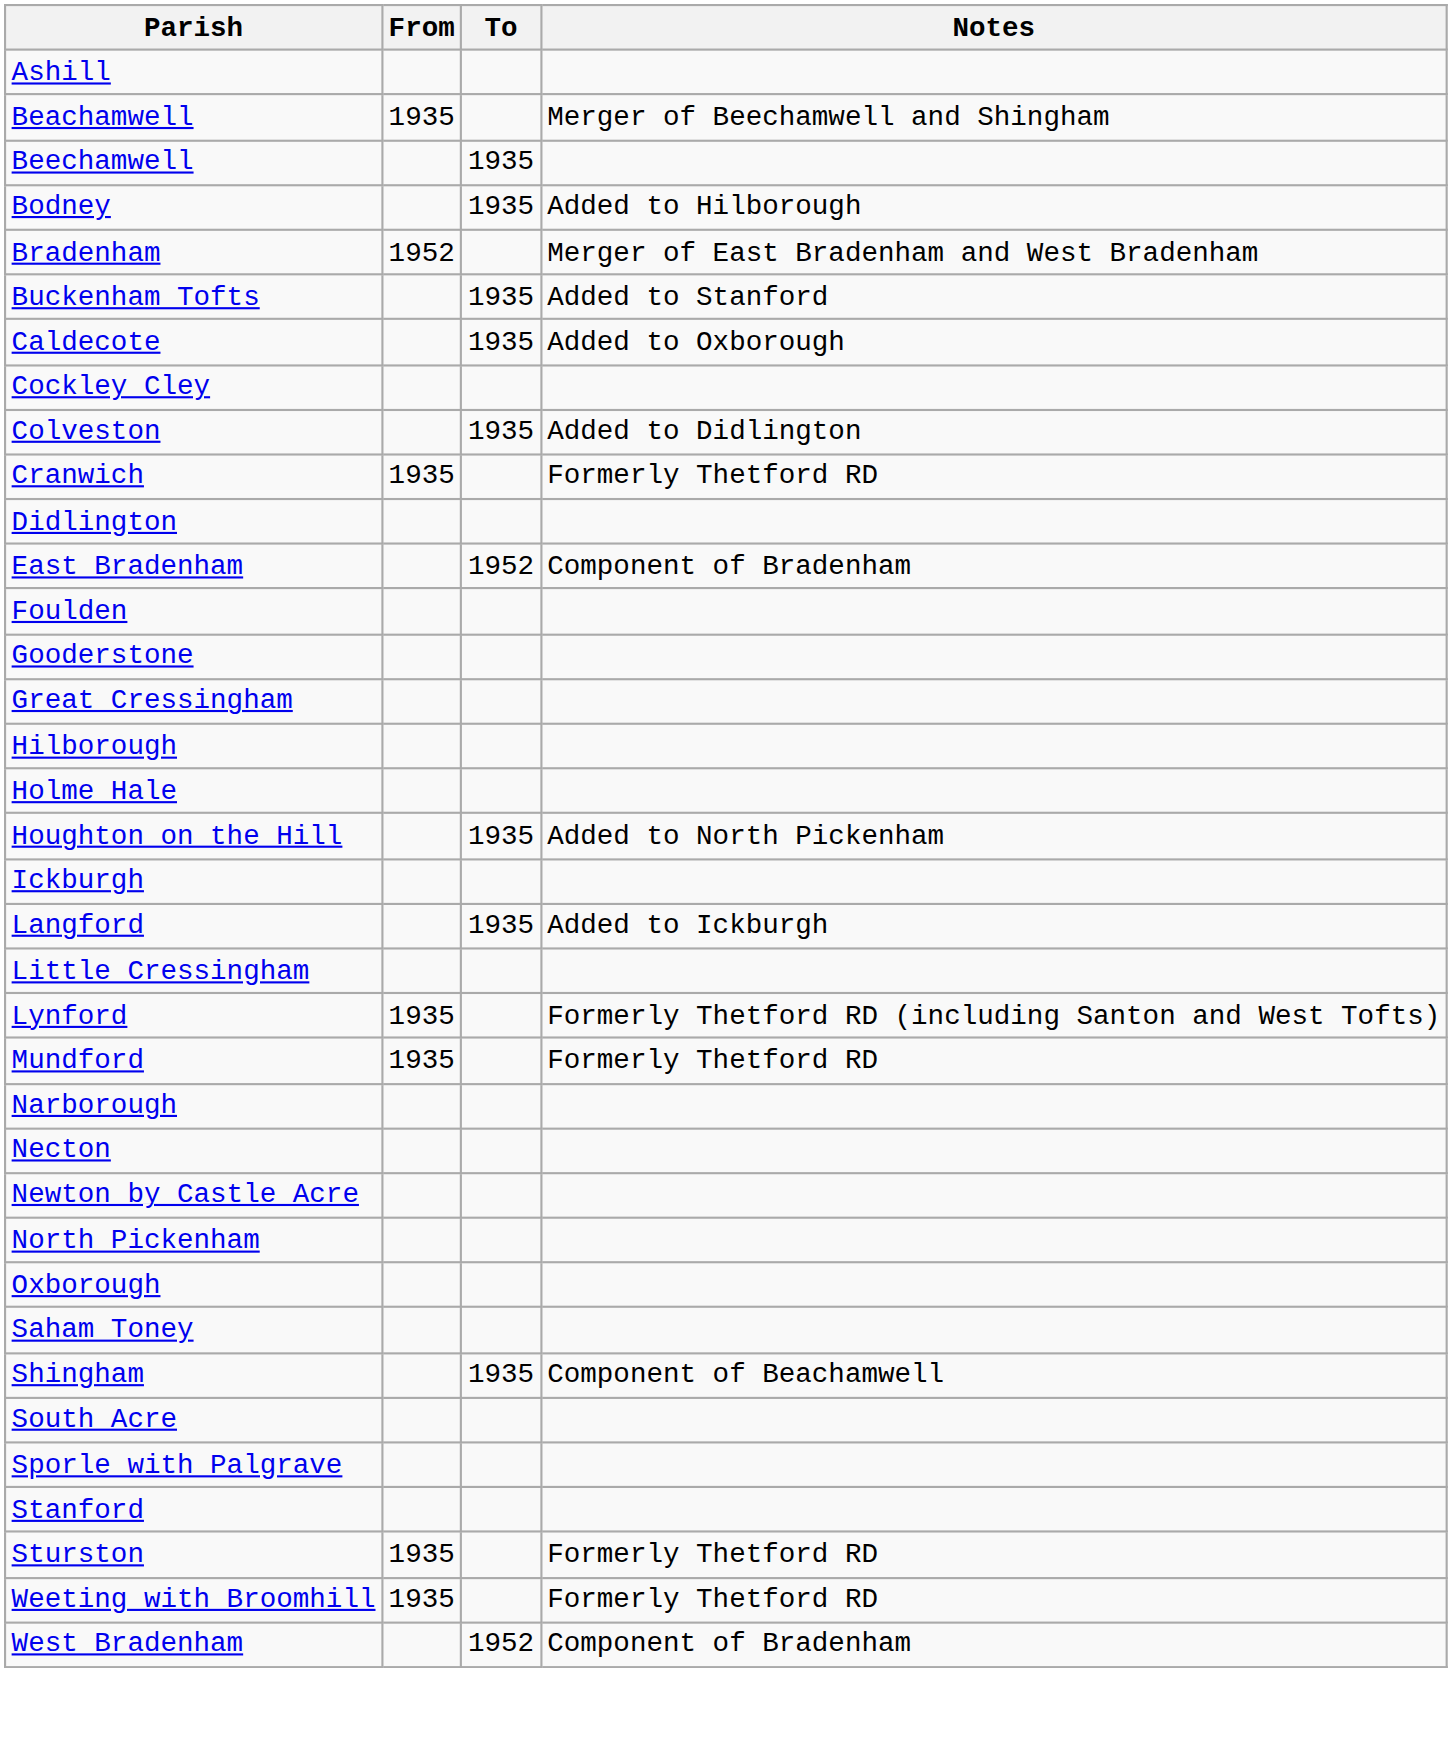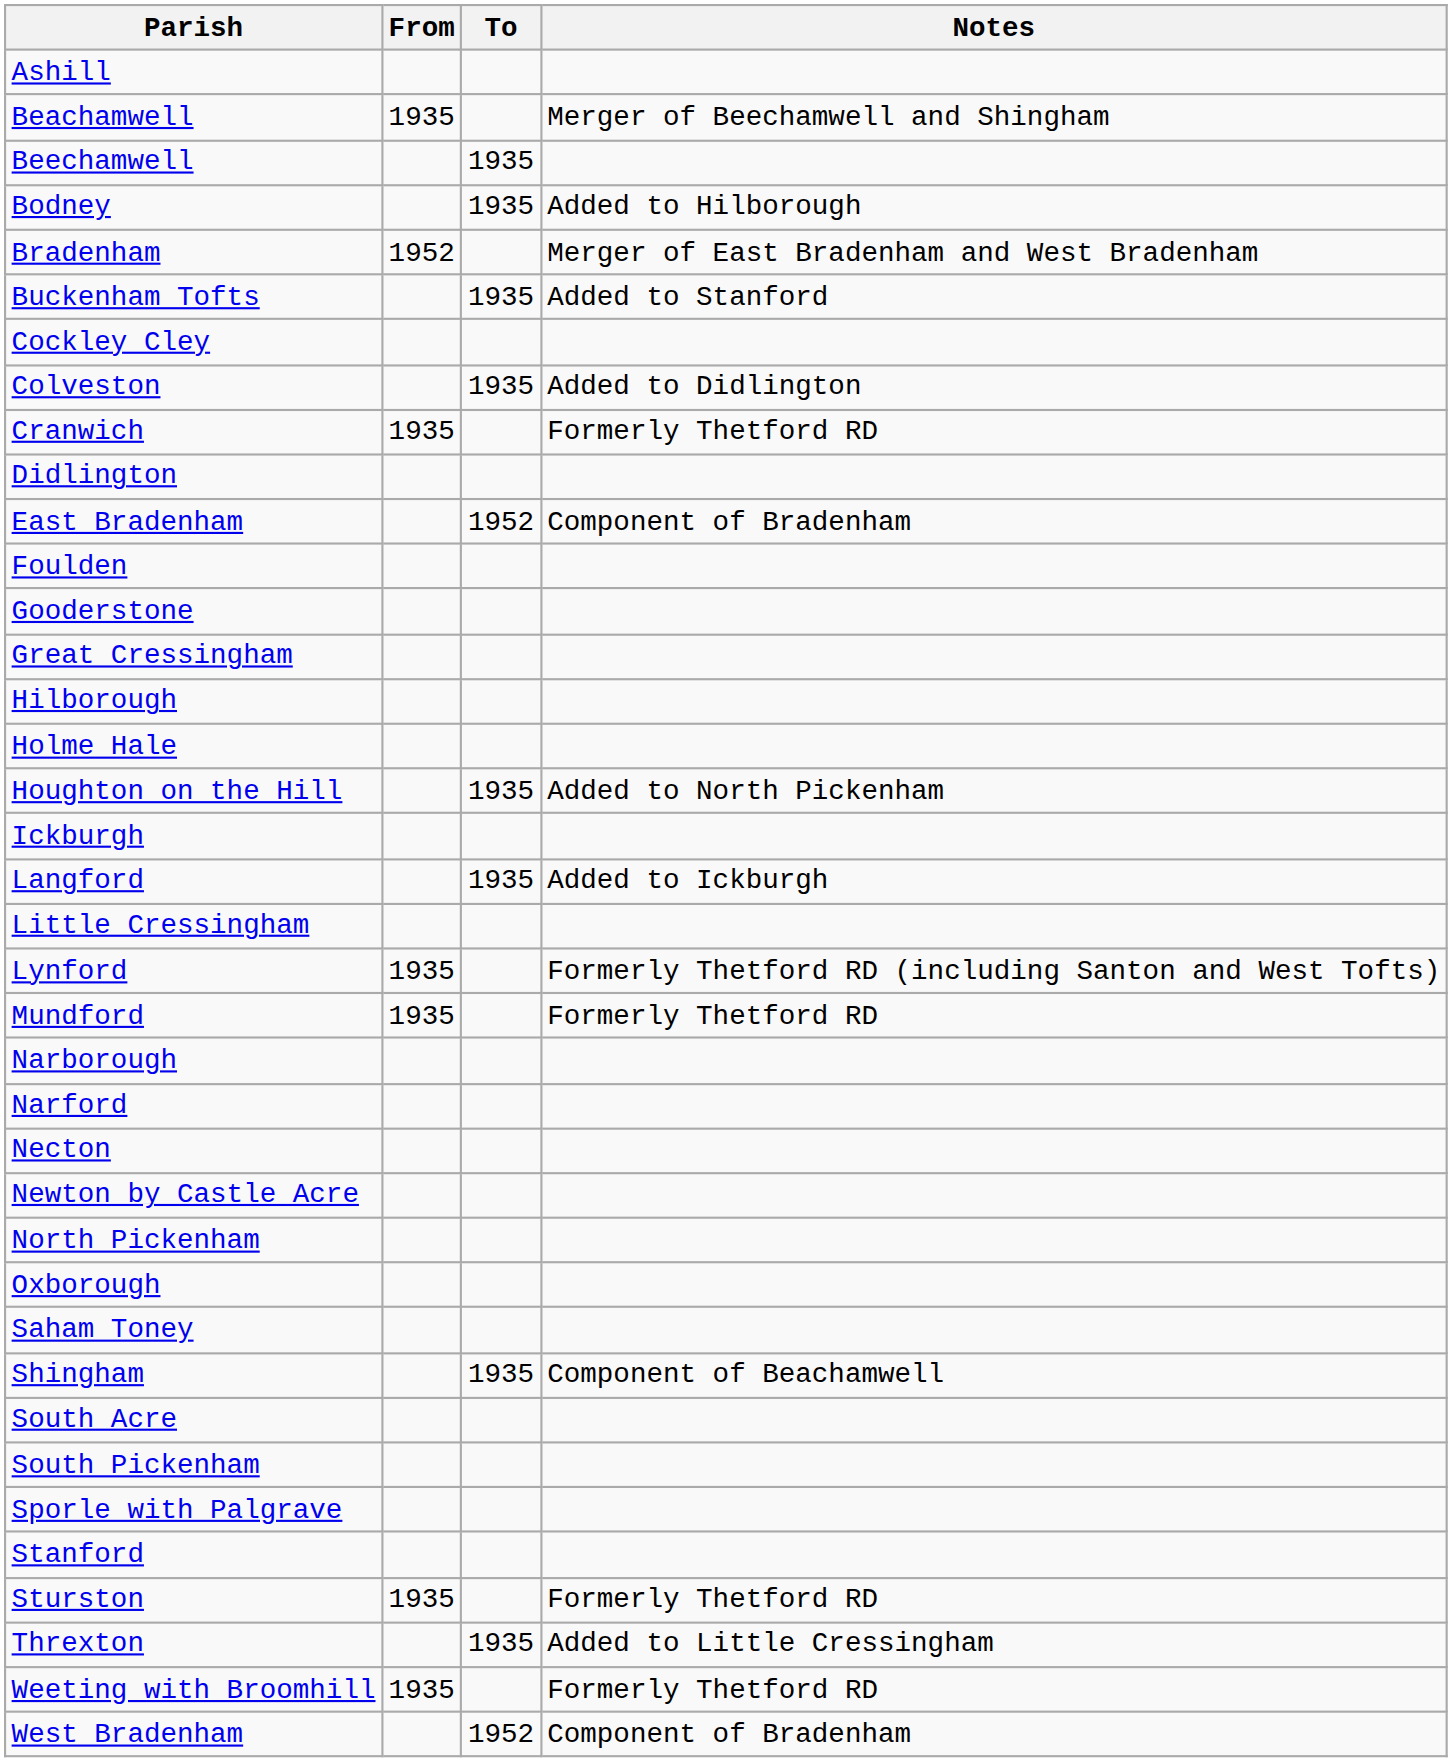- row: (86, 342)
+ row: (70, 1106)
+ row: (136, 1465)
+ row: (78, 1645)
